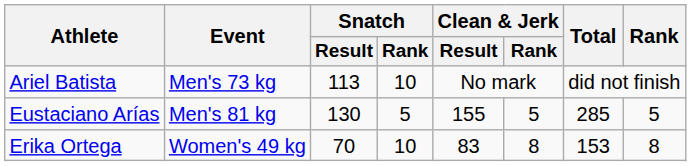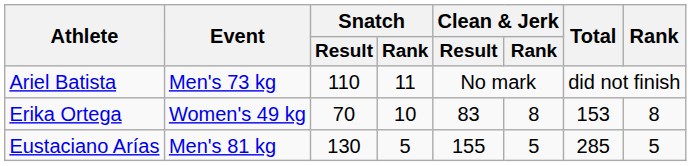(344, 82) 113 -> (344, 82) 110
(405, 82) 10 -> (405, 82) 11
rows swapped: (84, 114) <-> (66, 146)
